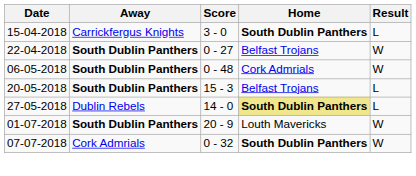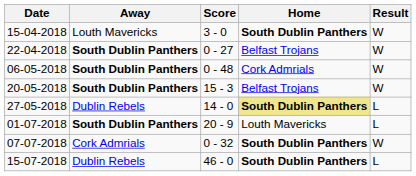(128, 32) Carrickfergus Knights -> (115, 32) Louth Mavericks
(376, 32) L -> (378, 32) W
(376, 87) L -> (378, 87) W
(378, 124) W -> (376, 124) L
+ row: (37, 161)
